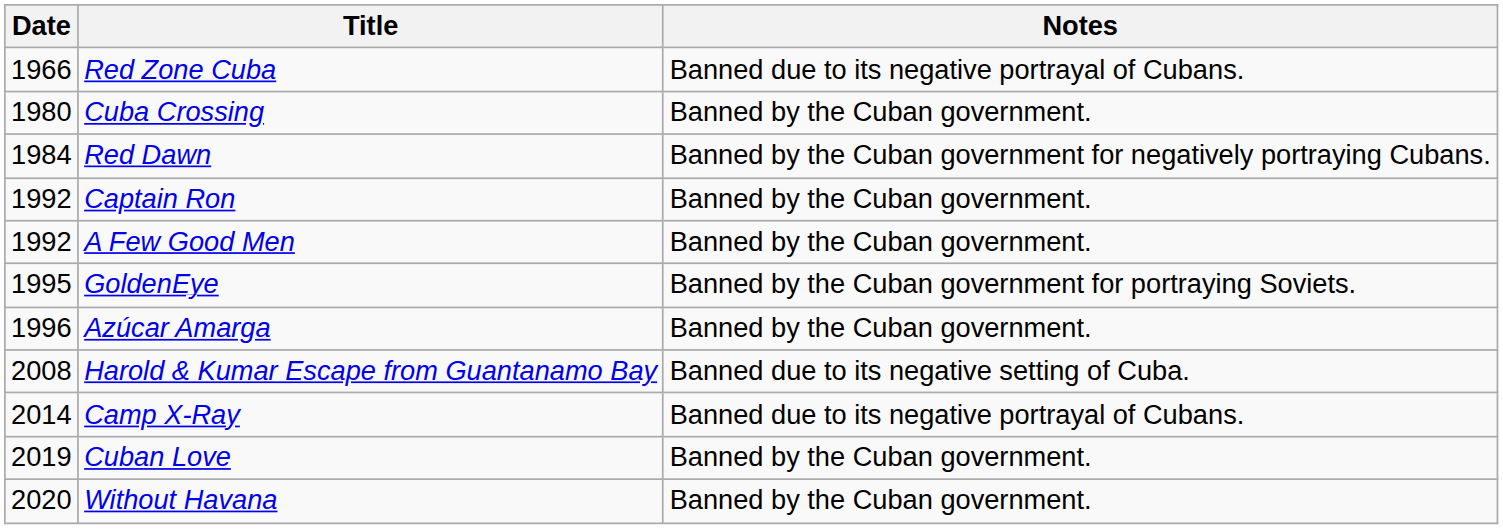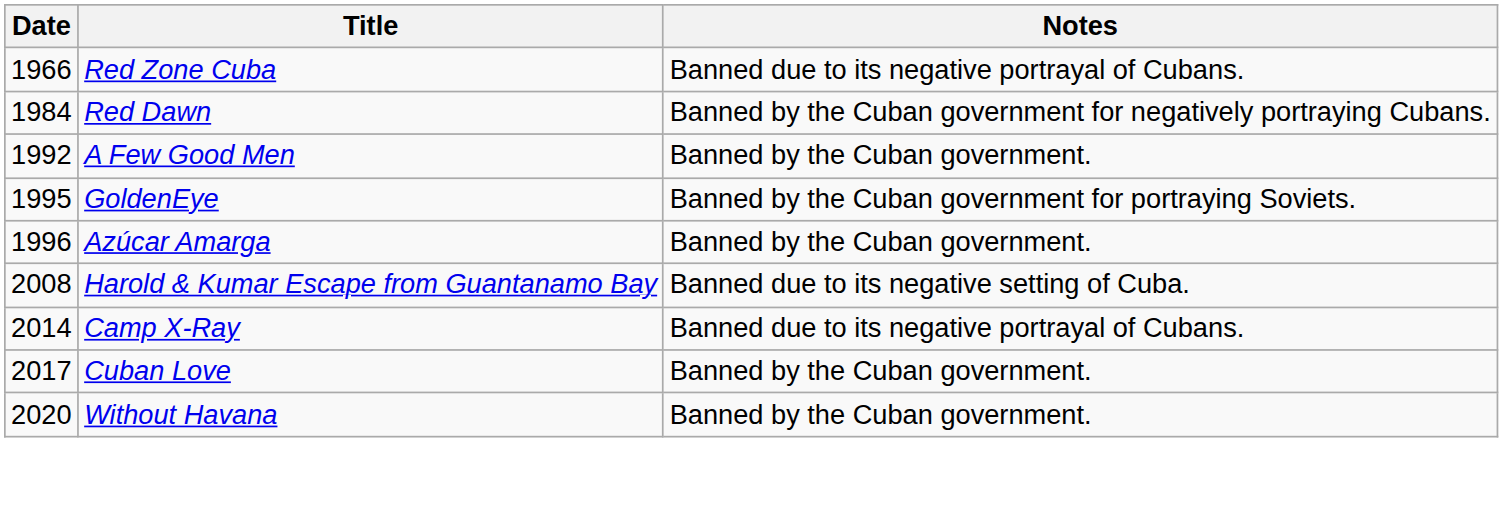- row: (174, 112)
- row: (160, 198)
(41, 457) 2019 -> (41, 371) 2017
